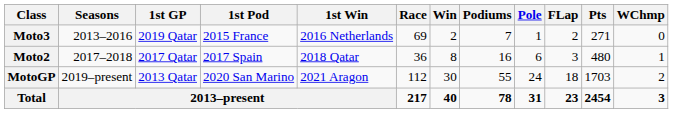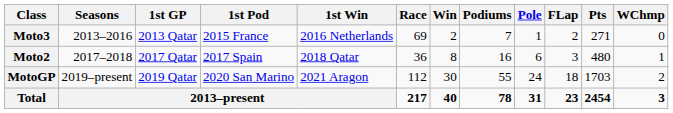(168, 35) 2019 Qatar -> (168, 35) 2013 Qatar
(168, 77) 2013 Qatar -> (168, 77) 2019 Qatar
